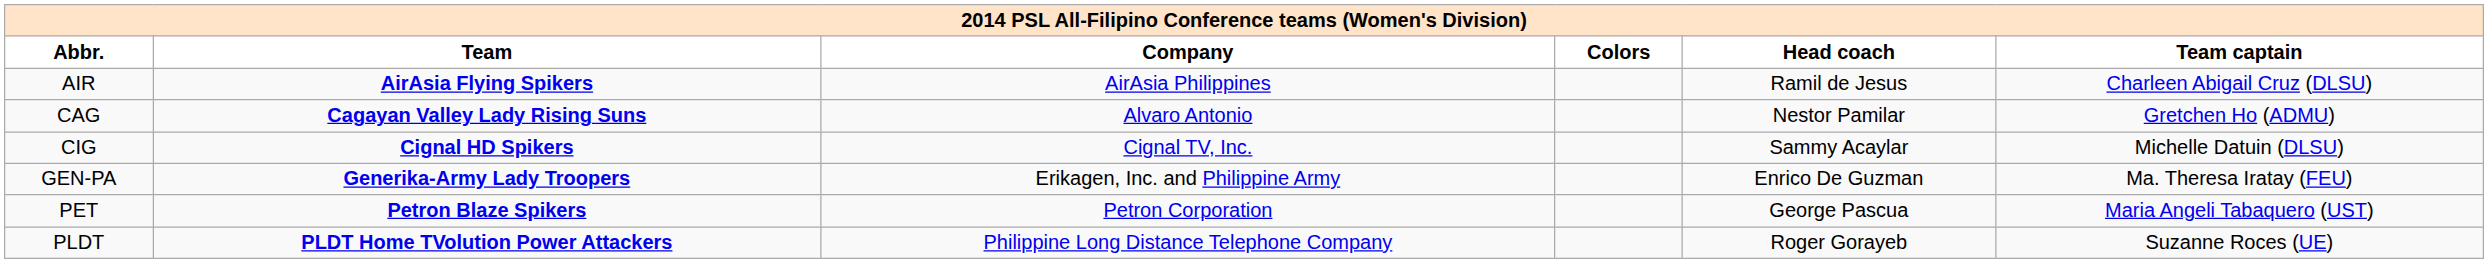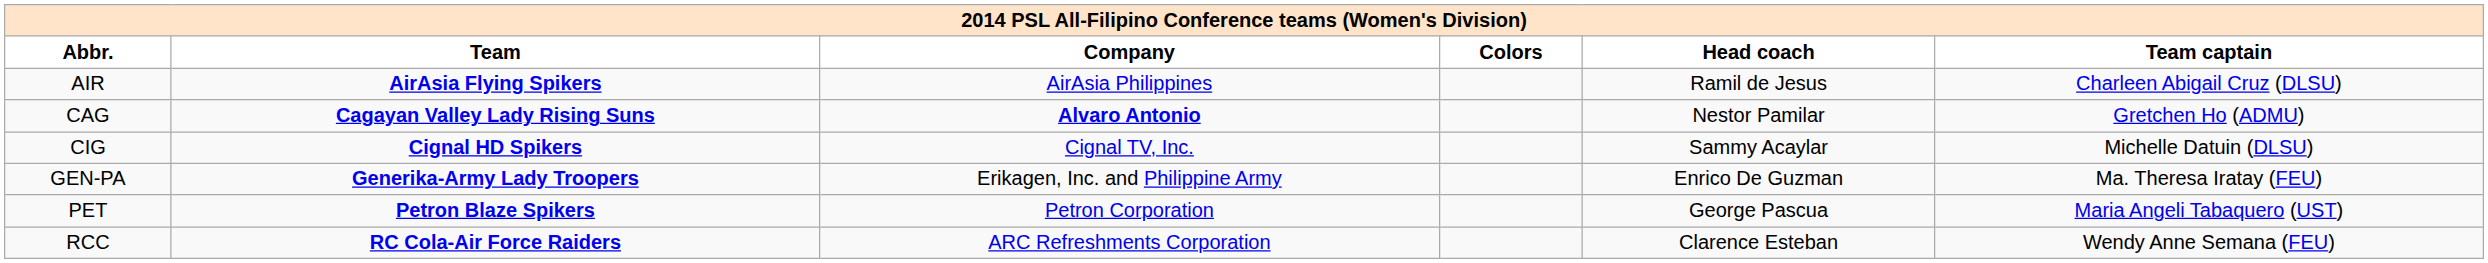(1188, 115) normal -> (1129, 115) bold
- row: (79, 242)
+ row: (88, 242)
